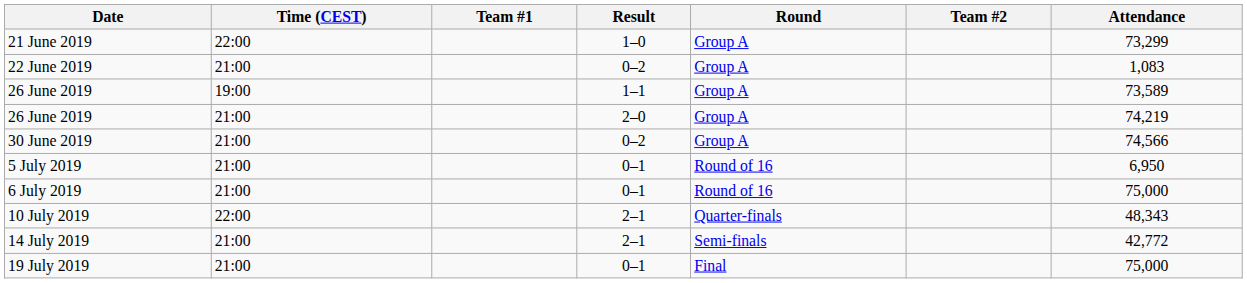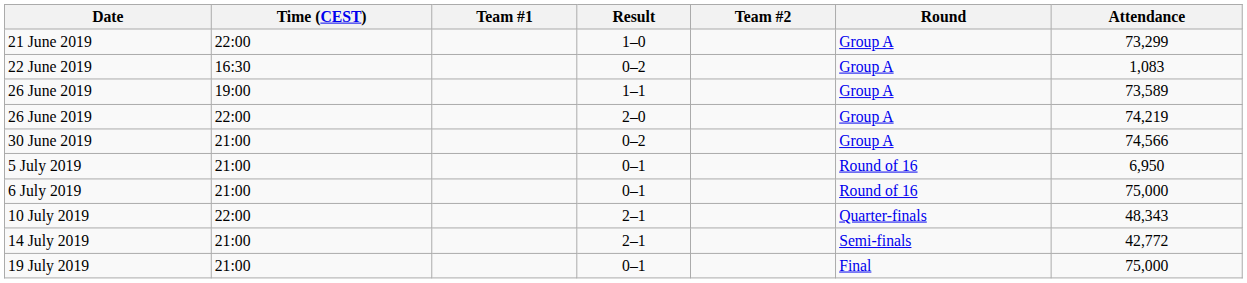columns swapped: (979, 16) <-> (798, 16)
(233, 66) 21:00 -> (233, 66) 16:30
(233, 116) 21:00 -> (233, 116) 22:00
